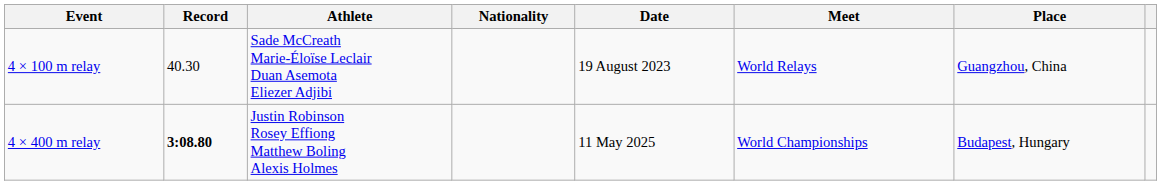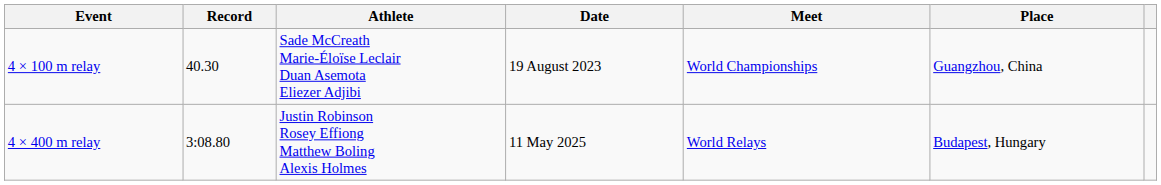- column: (513, 16)
(777, 66) World Relays -> (752, 66) World Championships
(189, 142) bold -> (208, 142) normal
(802, 142) World Championships -> (727, 142) World Relays
